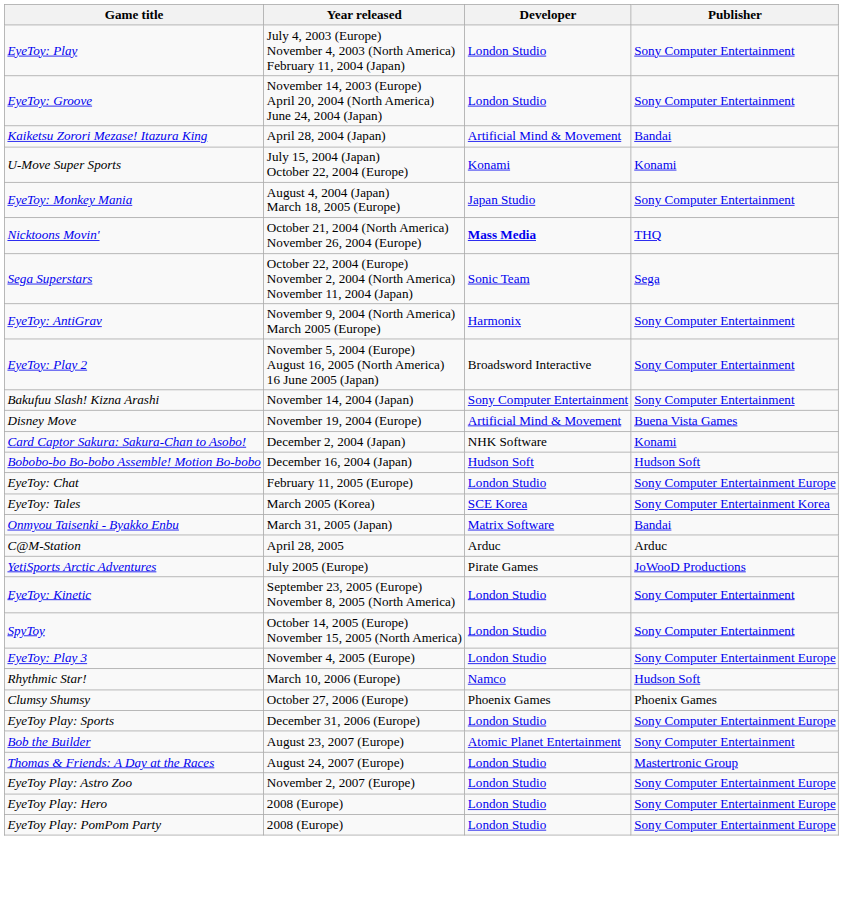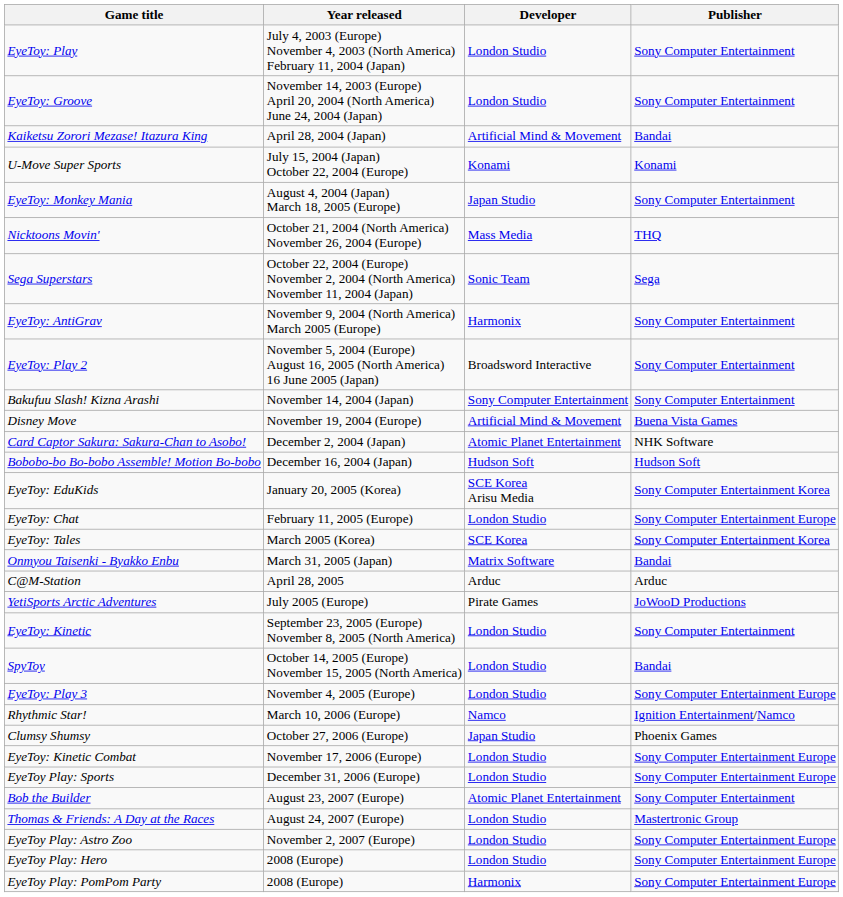(502, 235) bold -> (500, 235) normal
(507, 441) NHK Software -> (544, 441) Atomic Planet Entertainment
(655, 441) Konami -> (674, 441) NHK Software
+ row: (53, 490)
(714, 630) Sony Computer Entertainment -> (653, 665) Bandai
(667, 679) Hudson Soft -> (715, 714) Ignition Entertainment/Namco
(509, 700) Phoenix Games -> (502, 735) Japan Studio
+ row: (72, 756)
(507, 824) London Studio -> (494, 881) Harmonix
